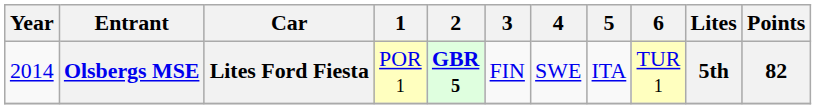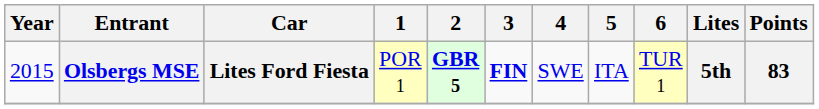(32, 71) 2014 -> (32, 71) 2015
(507, 71) normal -> (508, 71) bold
(776, 71) 82 -> (779, 71) 83
